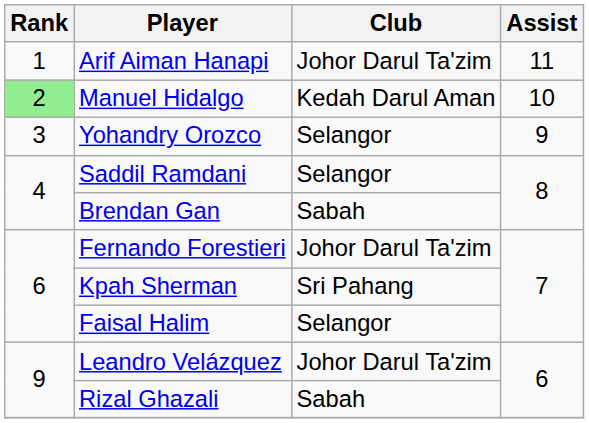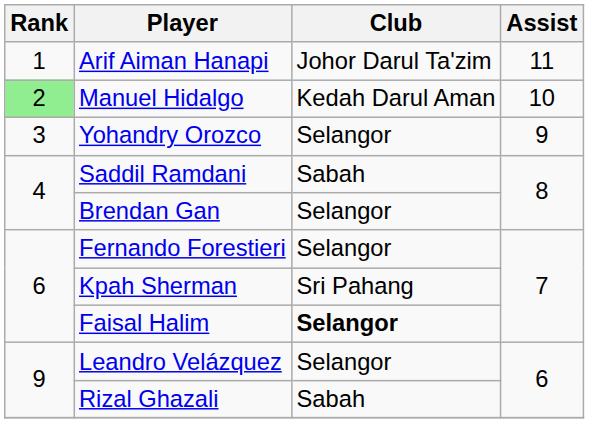(344, 173) Selangor -> (331, 173) Sabah
(331, 211) Sabah -> (344, 211) Selangor
(394, 248) Johor Darul Ta'zim -> (344, 248) Selangor
(344, 323) normal -> (347, 323) bold
(394, 361) Johor Darul Ta'zim -> (344, 361) Selangor
